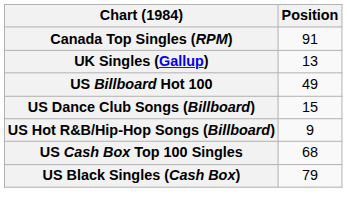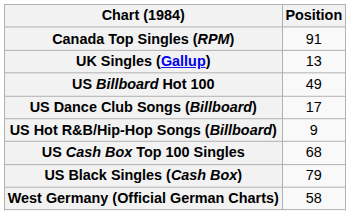(310, 107) 15 -> (314, 107) 17
+ row: (143, 198)
